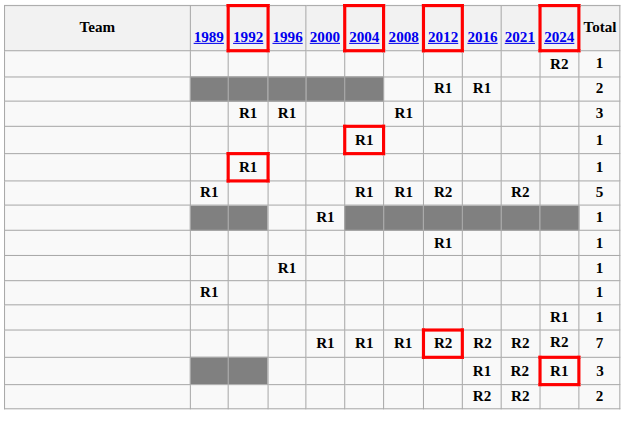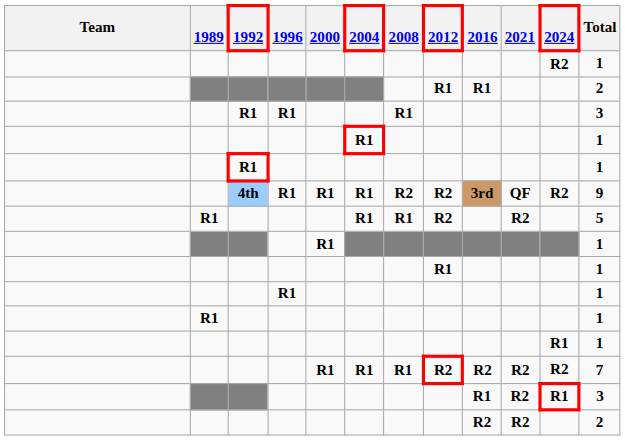+ row: (248, 194)
